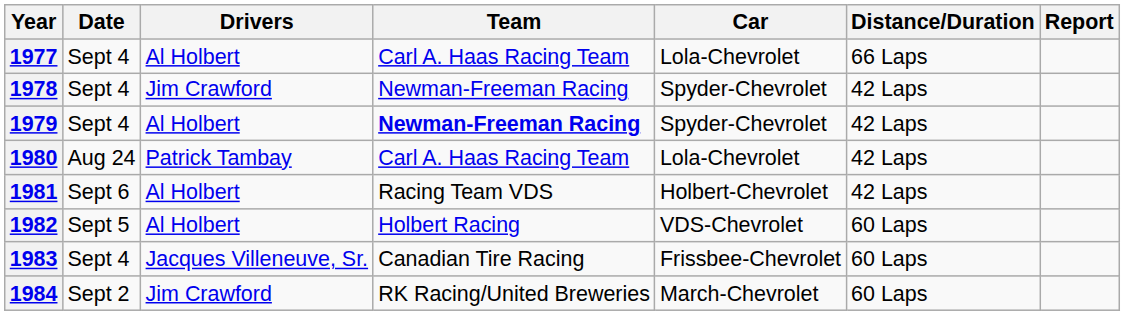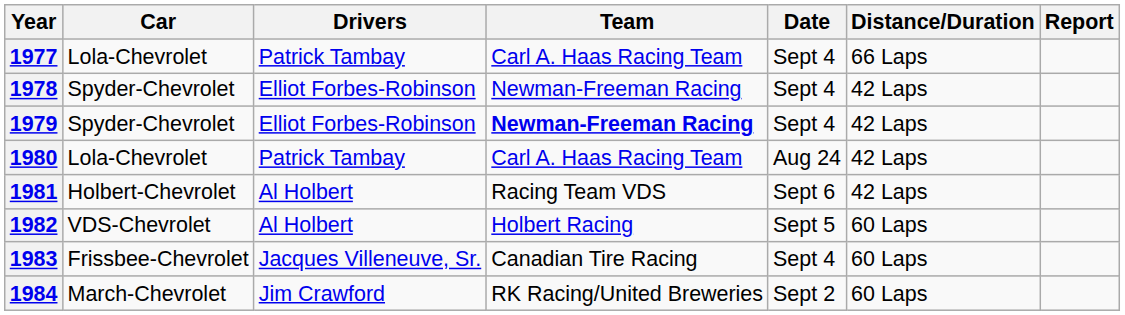columns swapped: (102, 22) <-> (750, 22)
(193, 56) Al Holbert -> (332, 56) Patrick Tambay
(209, 90) Jim Crawford -> (367, 90) Elliot Forbes-Robinson
(193, 124) Al Holbert -> (367, 124) Elliot Forbes-Robinson
